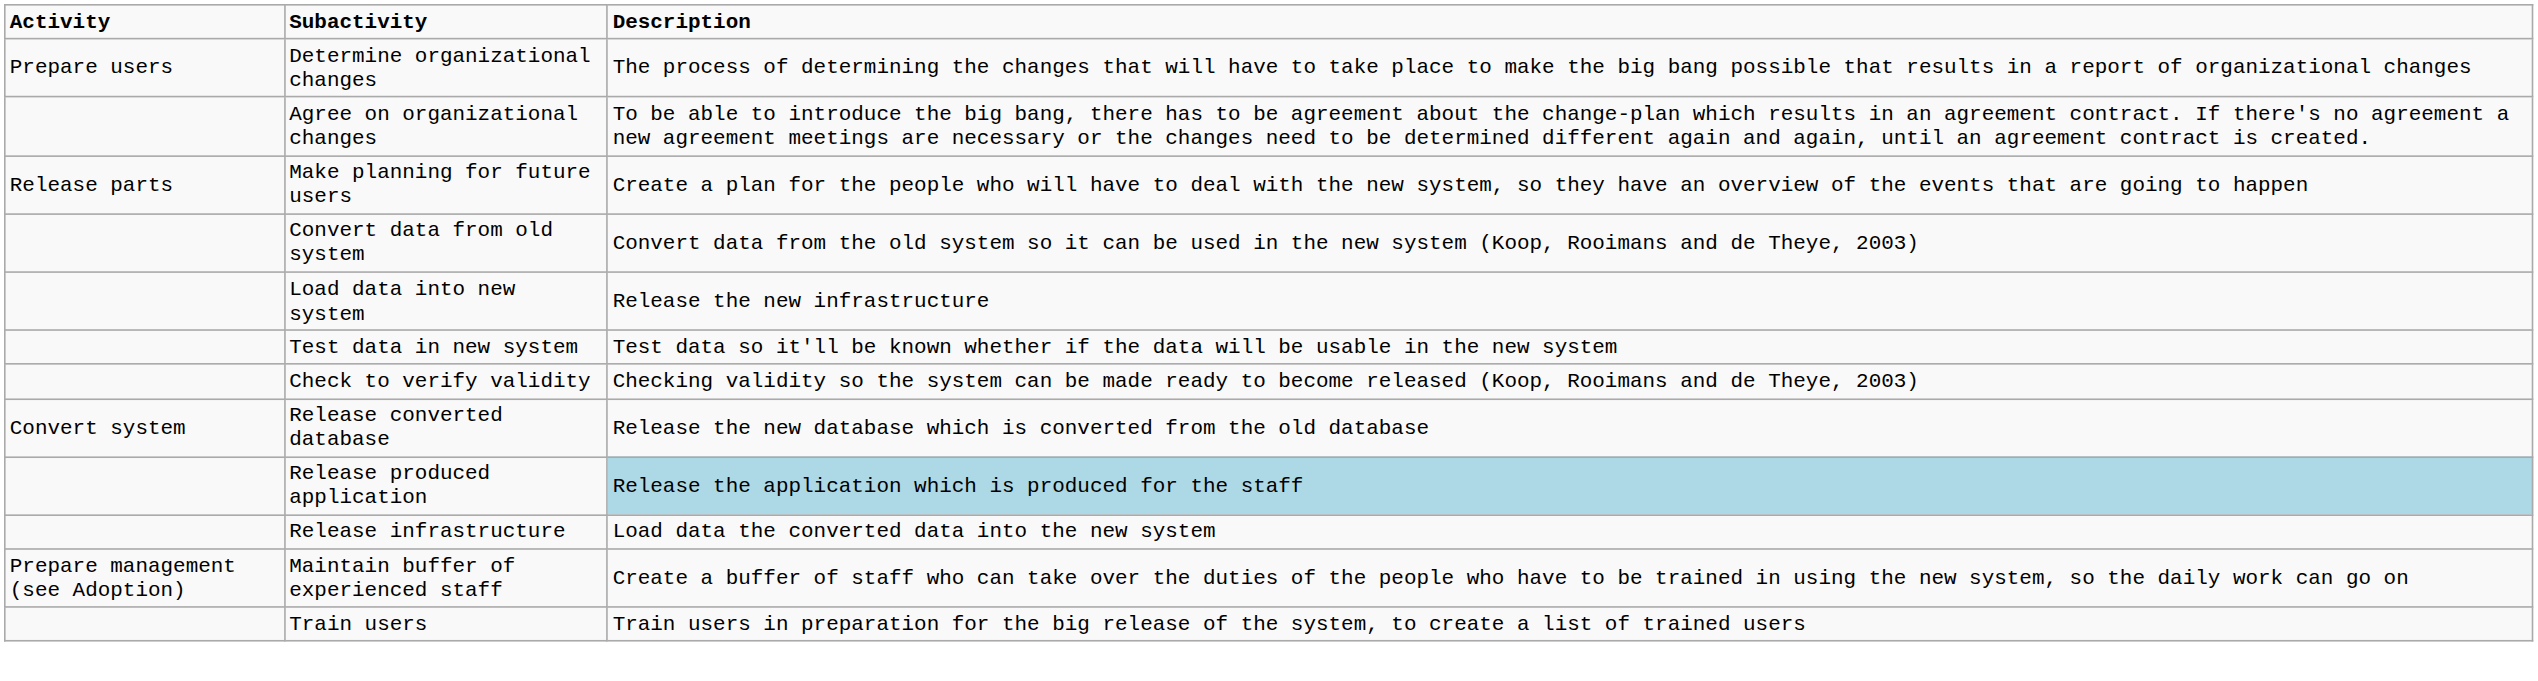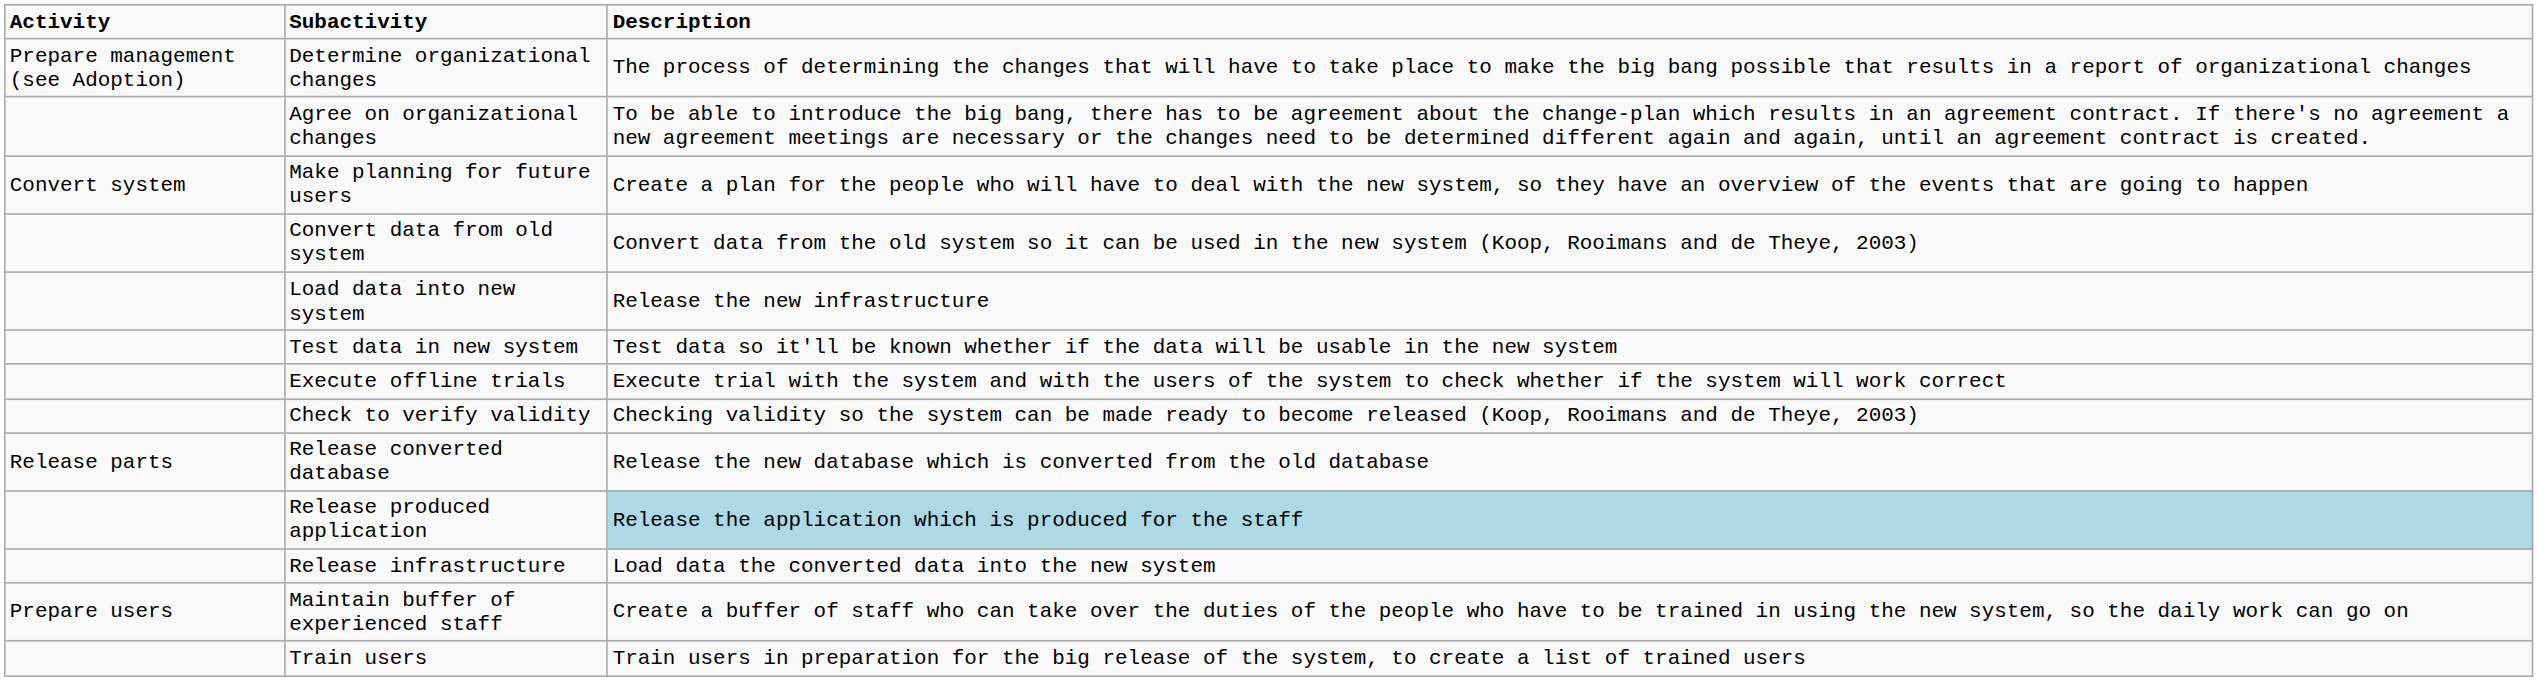(91, 68) Prepare users -> (123, 68) Prepare management (see Adoption)
(91, 185) Release parts -> (98, 185) Convert system
+ row: (427, 381)
(98, 428) Convert system -> (91, 462) Release parts
(123, 578) Prepare management (see Adoption) -> (91, 612) Prepare users
